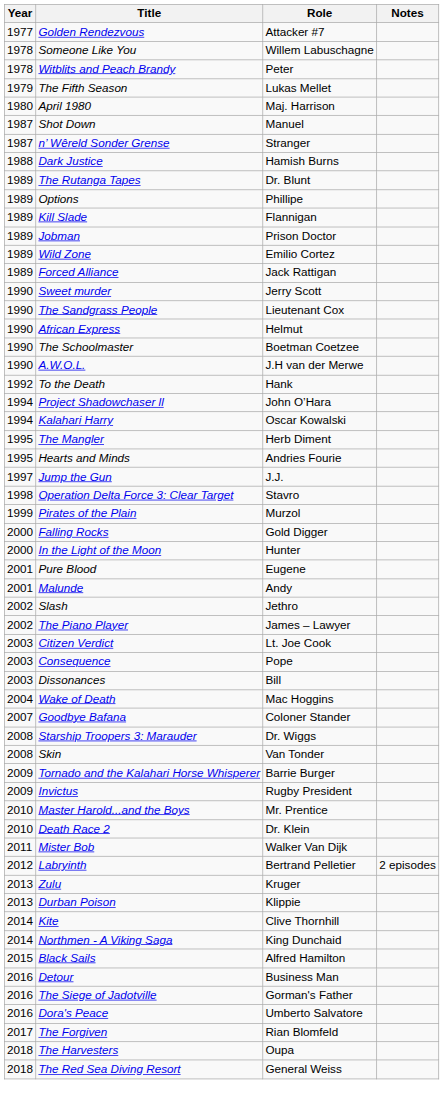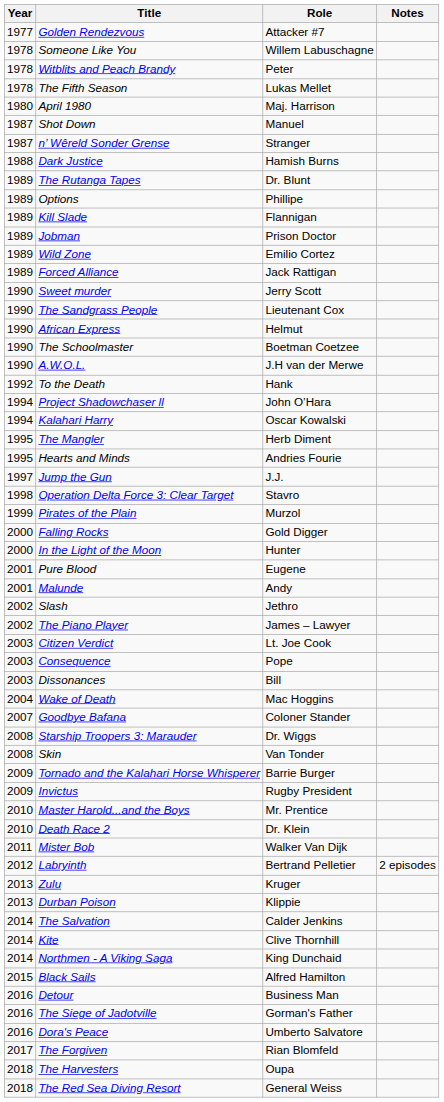(20, 87) 1979 -> (20, 87) 1978
+ row: (74, 921)
